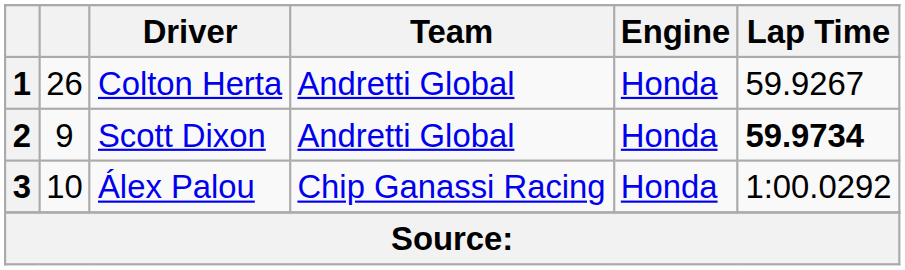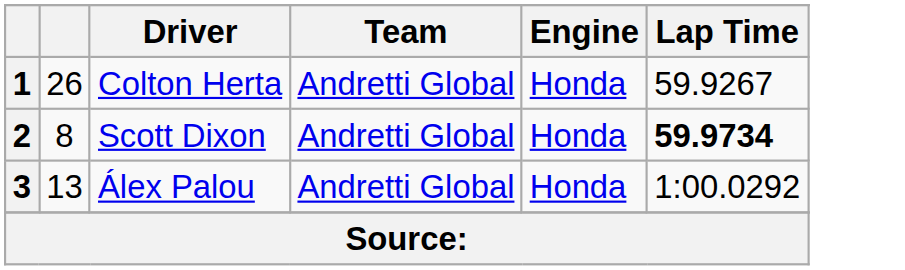(64, 135) 9 -> (64, 135) 8
(64, 187) 10 -> (64, 187) 13
(452, 187) Chip Ganassi Racing -> (406, 187) Andretti Global
